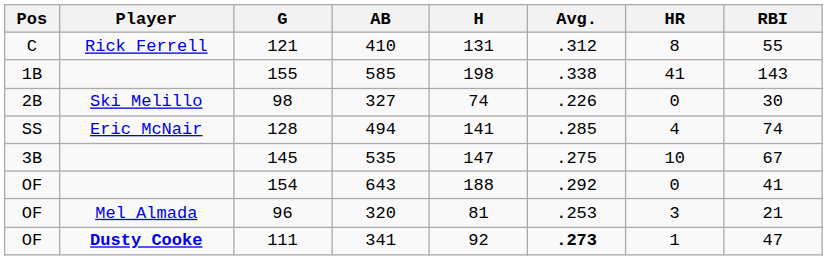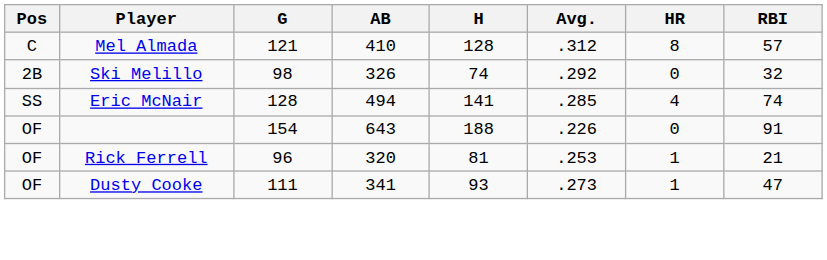(146, 46) Rick Ferrell -> (146, 46) Mel Almada
(479, 46) 131 -> (479, 46) 128
(773, 46) 55 -> (773, 46) 57
- row: (282, 74)
(381, 102) 327 -> (381, 74) 326
(577, 102) .226 -> (577, 74) .292
(773, 102) 30 -> (773, 74) 32
- row: (282, 157)
(577, 185) .292 -> (577, 130) .226
(773, 185) 41 -> (773, 130) 91
(146, 213) Mel Almada -> (146, 157) Rick Ferrell
(675, 213) 3 -> (675, 157) 1
(146, 241) bold -> (146, 185) normal
(479, 241) 92 -> (479, 185) 93
(577, 241) bold -> (577, 185) normal
